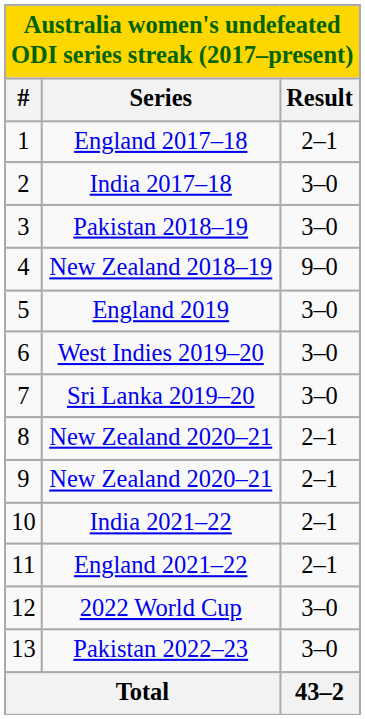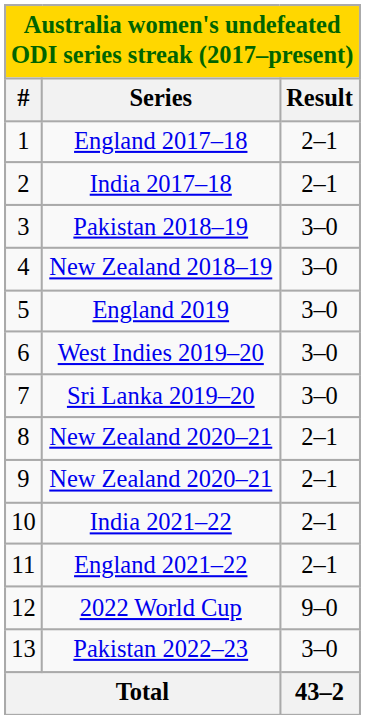(319, 183) 3–0 -> (319, 183) 2–1
(319, 268) 9–0 -> (319, 268) 3–0
(319, 607) 3–0 -> (319, 607) 9–0
